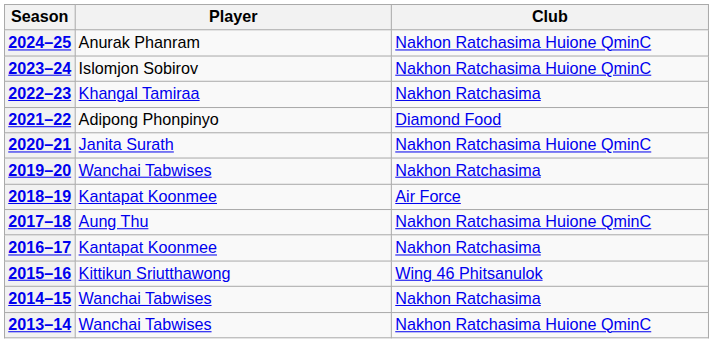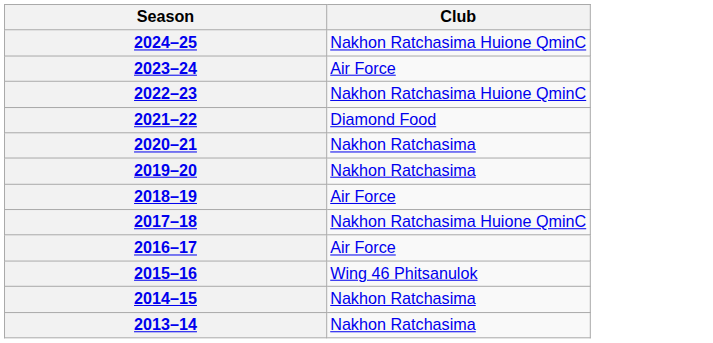- column: (233, 17)
(523, 68) Nakhon Ratchasima Huione QminC -> (363, 68) Air Force
(468, 94) Nakhon Ratchasima -> (458, 94) Nakhon Ratchasima Huione QminC
(523, 145) Nakhon Ratchasima Huione QminC -> (403, 145) Nakhon Ratchasima
(468, 247) Nakhon Ratchasima -> (363, 247) Air Force
(523, 324) Nakhon Ratchasima Huione QminC -> (403, 324) Nakhon Ratchasima
